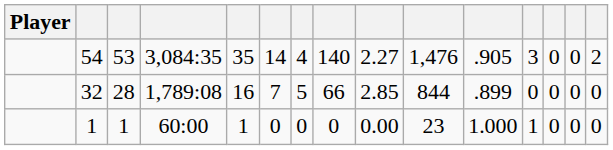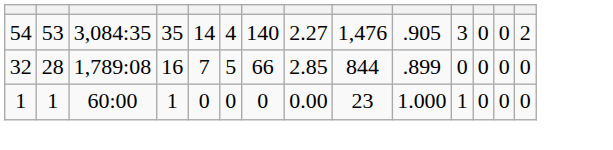- column: (40, 21)
